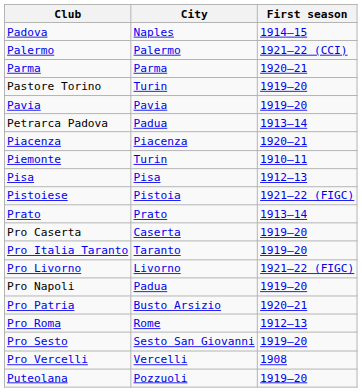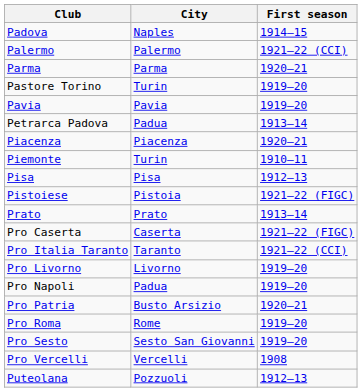(284, 232) 1919–20 -> (307, 232) 1921–22 (FIGC)
(284, 250) 1919–20 -> (304, 250) 1921–22 (CCI)
(307, 269) 1921–22 (FIGC) -> (284, 269) 1919–20
(284, 323) 1912–13 -> (284, 323) 1919–20
(284, 378) 1919–20 -> (284, 378) 1912–13
